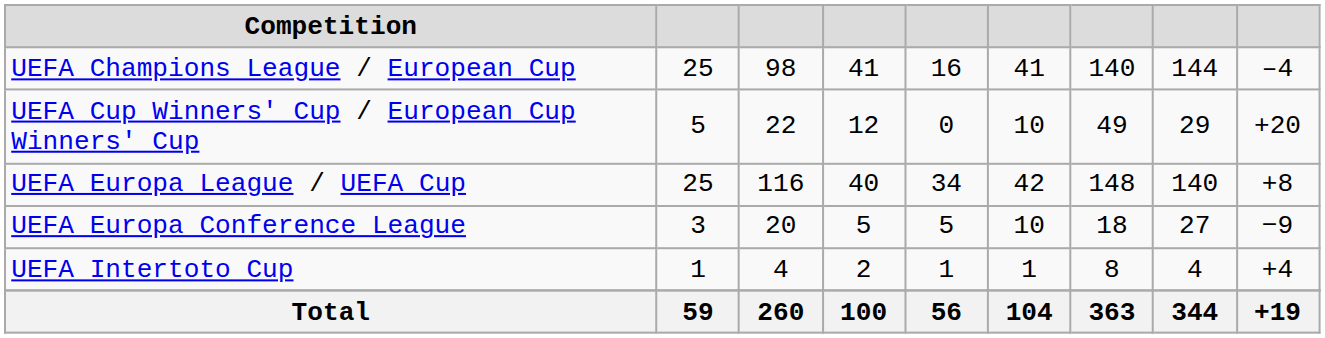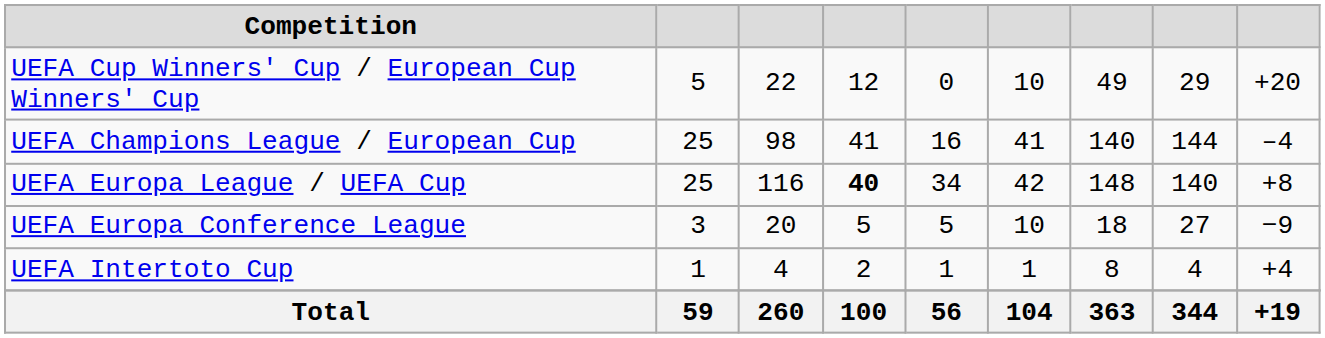rows swapped: (293, 69) <-> (293, 127)
(864, 184) normal -> (864, 184) bold
